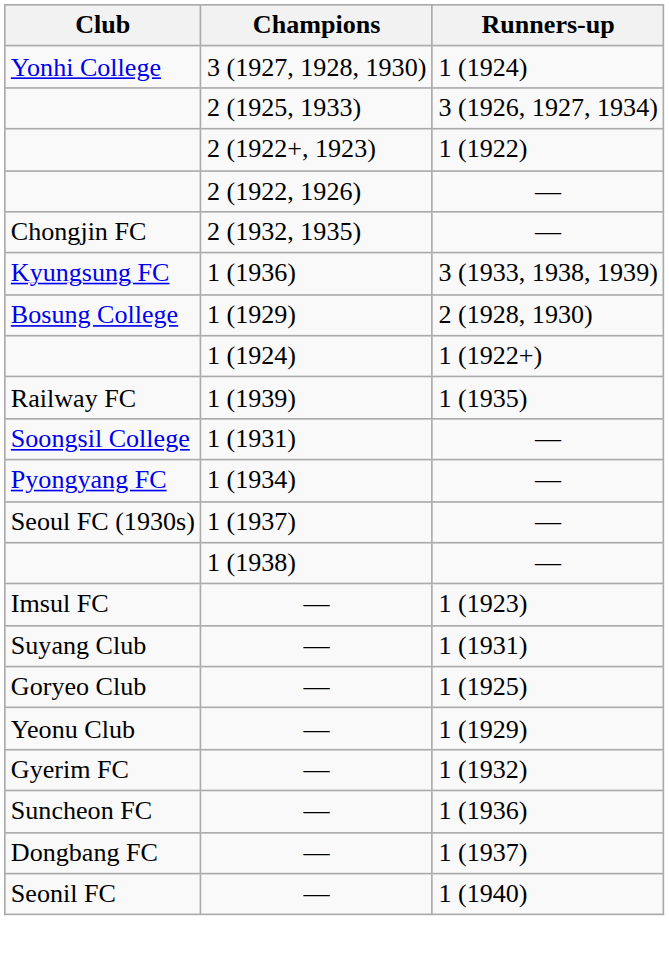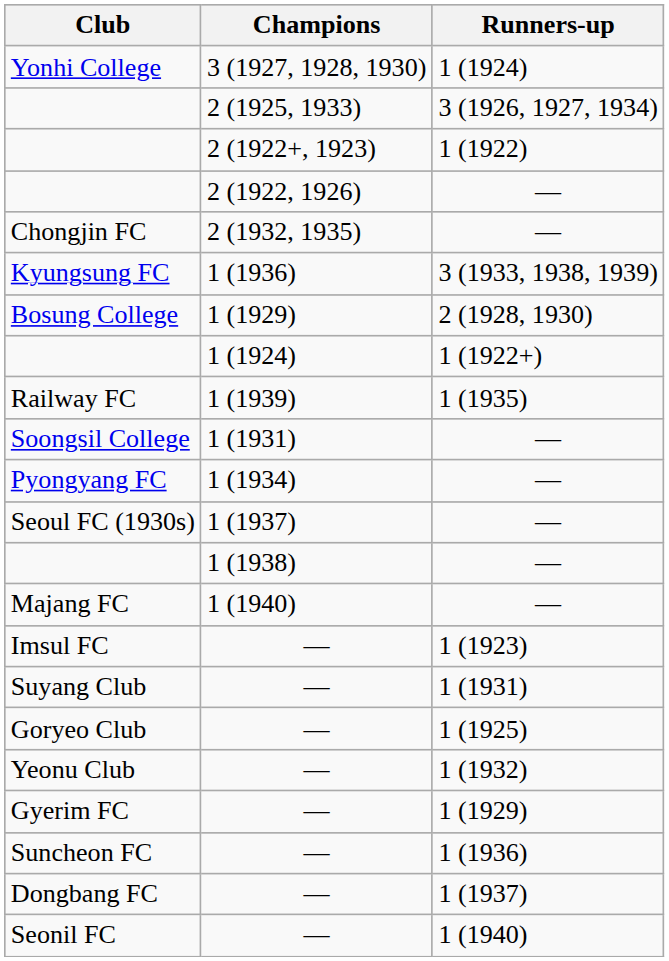+ row: (70, 604)
(483, 728) 1 (1929) -> (483, 769) 1 (1932)
(483, 769) 1 (1932) -> (483, 811) 1 (1929)
